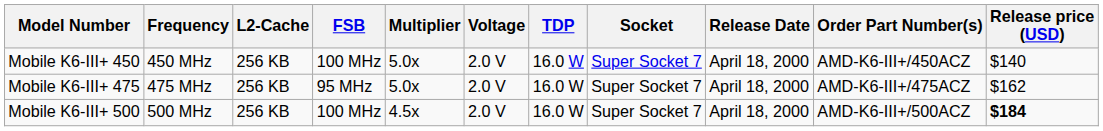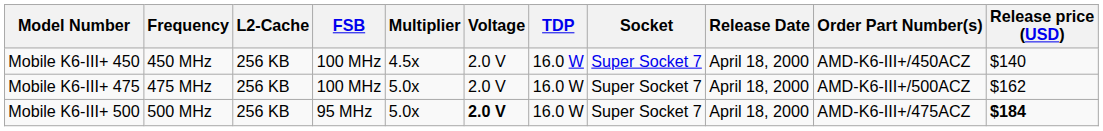(404, 61) 5.0x -> (404, 61) 4.5x
(344, 86) 95 MHz -> (349, 86) 100 MHz
(894, 86) AMD-K6-III+/475ACZ -> (894, 86) AMD-K6-III+/500ACZ
(349, 112) 100 MHz -> (344, 112) 95 MHz
(404, 112) 4.5x -> (404, 112) 5.0x
(487, 112) normal -> (487, 112) bold
(894, 112) AMD-K6-III+/500ACZ -> (894, 112) AMD-K6-III+/475ACZ
